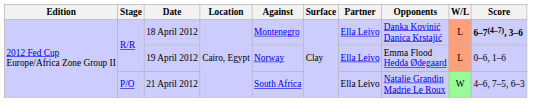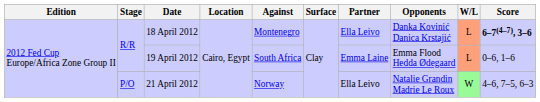(269, 57) Norway -> (278, 57) South Africa
(360, 57) Ella Leivo -> (364, 57) Emma Laine
(278, 83) South Africa -> (269, 83) Norway
